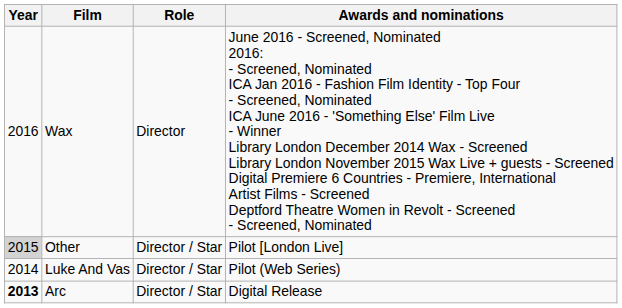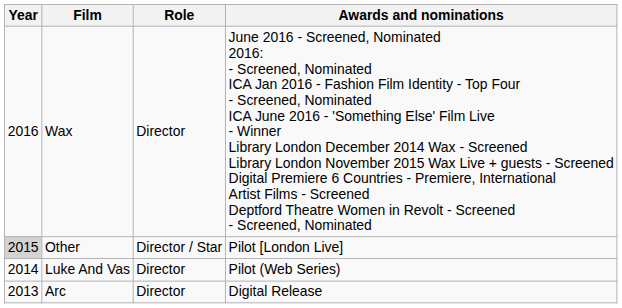(179, 269) Director / Star -> (161, 269) Director
(23, 291) bold -> (23, 291) normal
(179, 291) Director / Star -> (161, 291) Director
